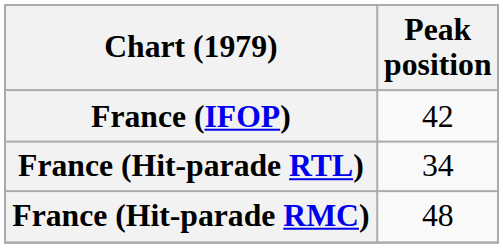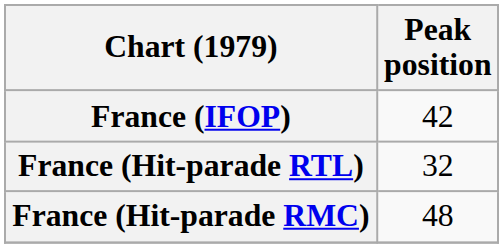(438, 165) 34 -> (438, 165) 32
